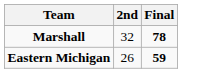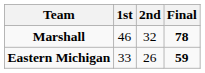+ column: (125, 15)
